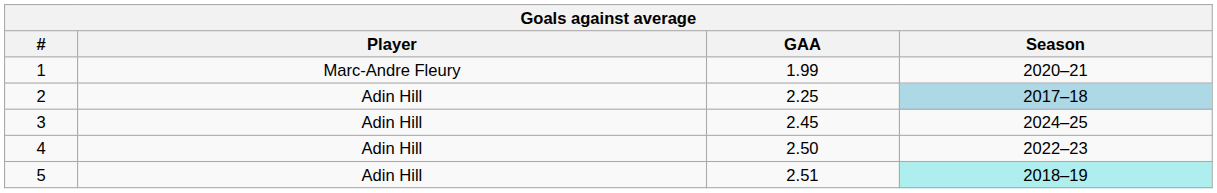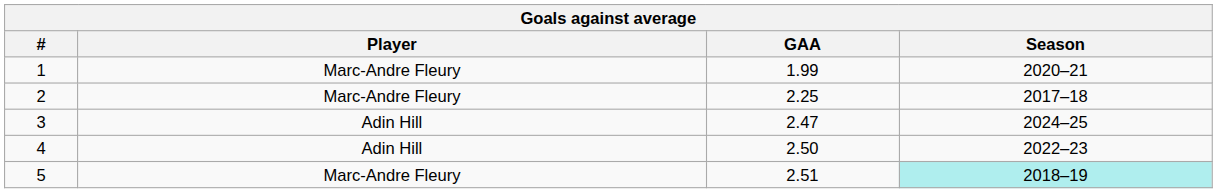(392, 97) Adin Hill -> (392, 97) Marc-Andre Fleury
(1056, 97) lightblue background -> (1056, 97) no background
(802, 123) 2.45 -> (802, 123) 2.47
(392, 175) Adin Hill -> (392, 175) Marc-Andre Fleury
